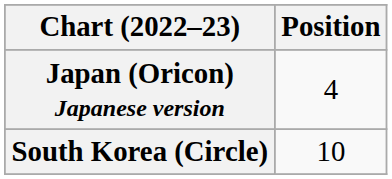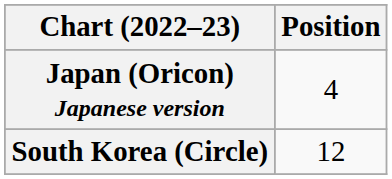(331, 151) 10 -> (331, 151) 12
